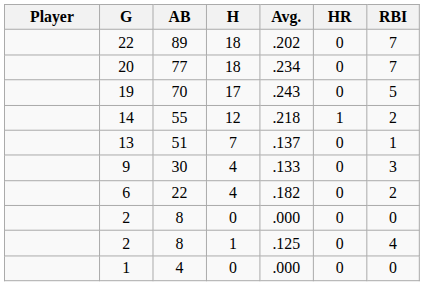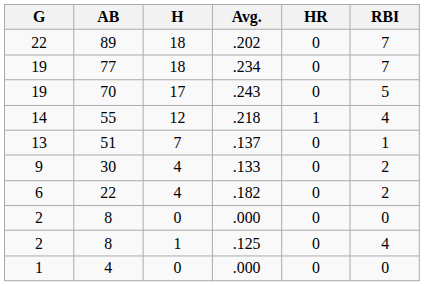- column: (52, 17)
(126, 67) 20 -> (39, 67) 19
(393, 117) 2 -> (385, 117) 4
(393, 167) 3 -> (385, 167) 2
